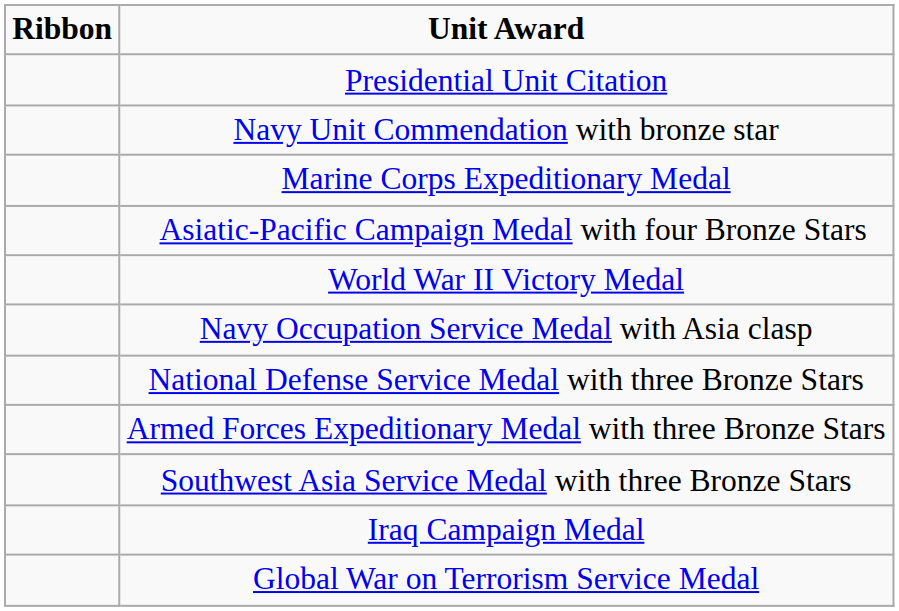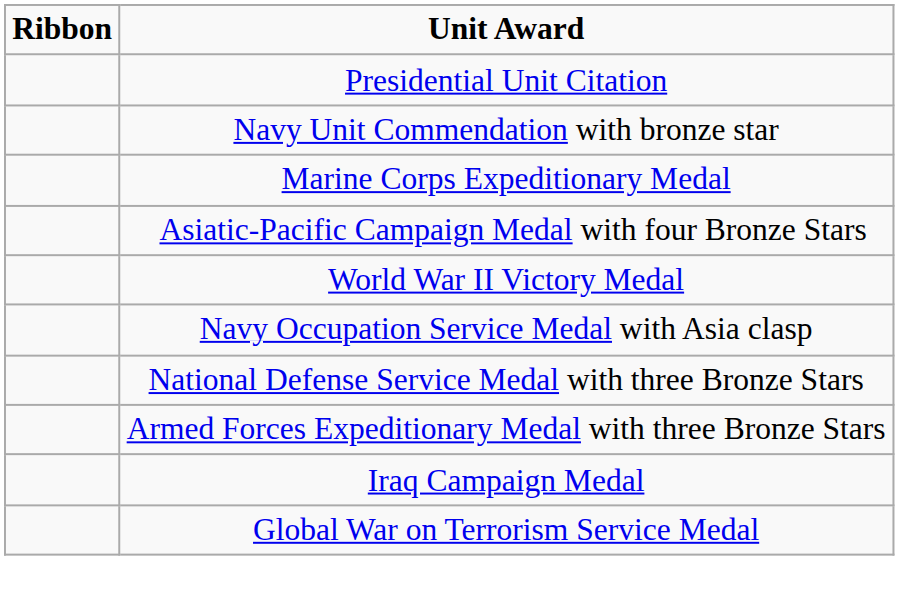- row: (506, 479)
